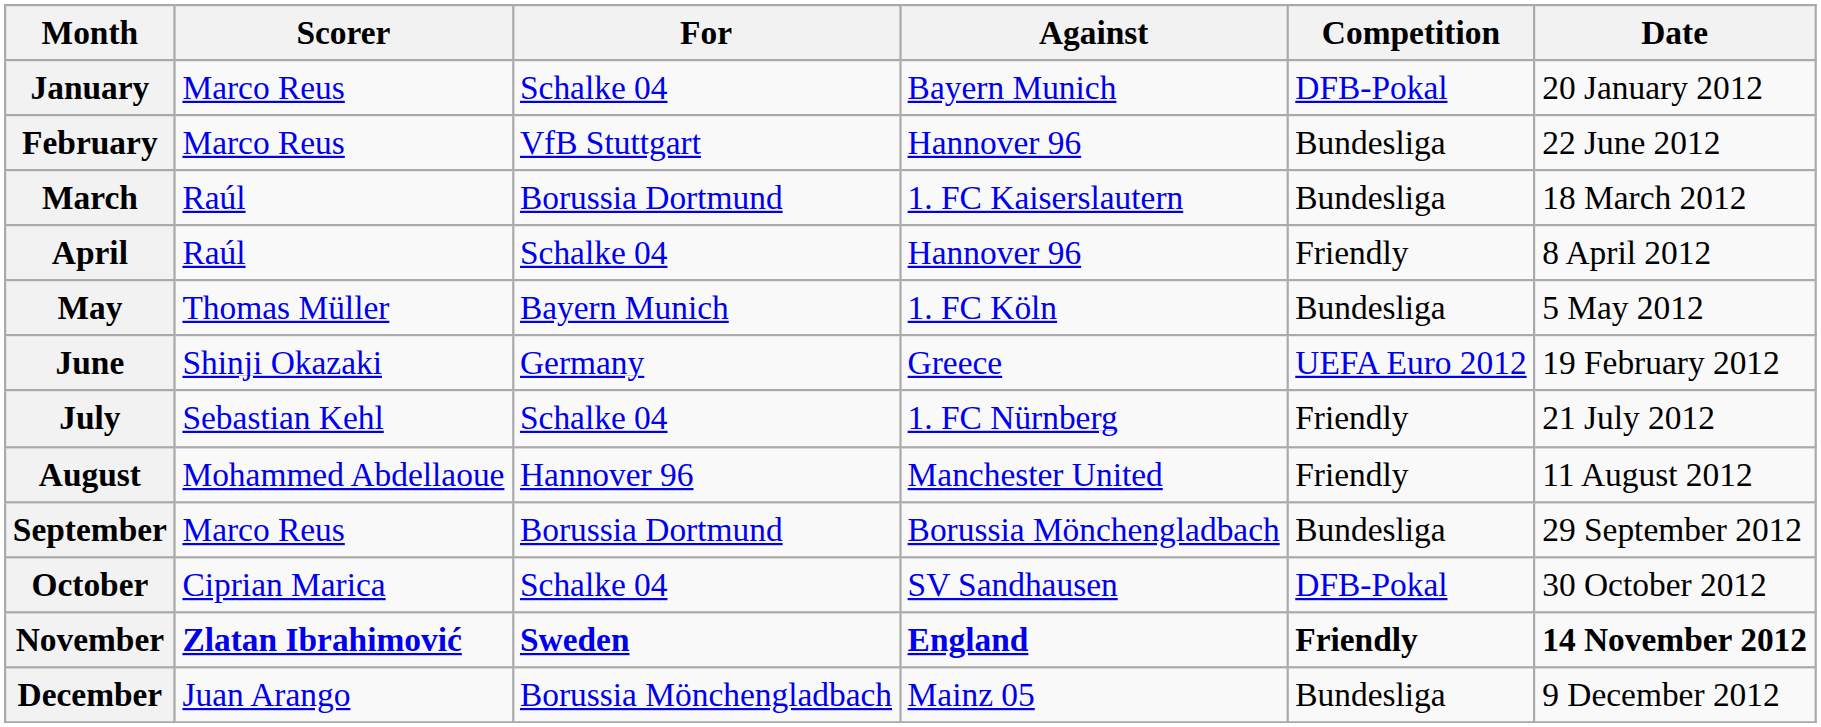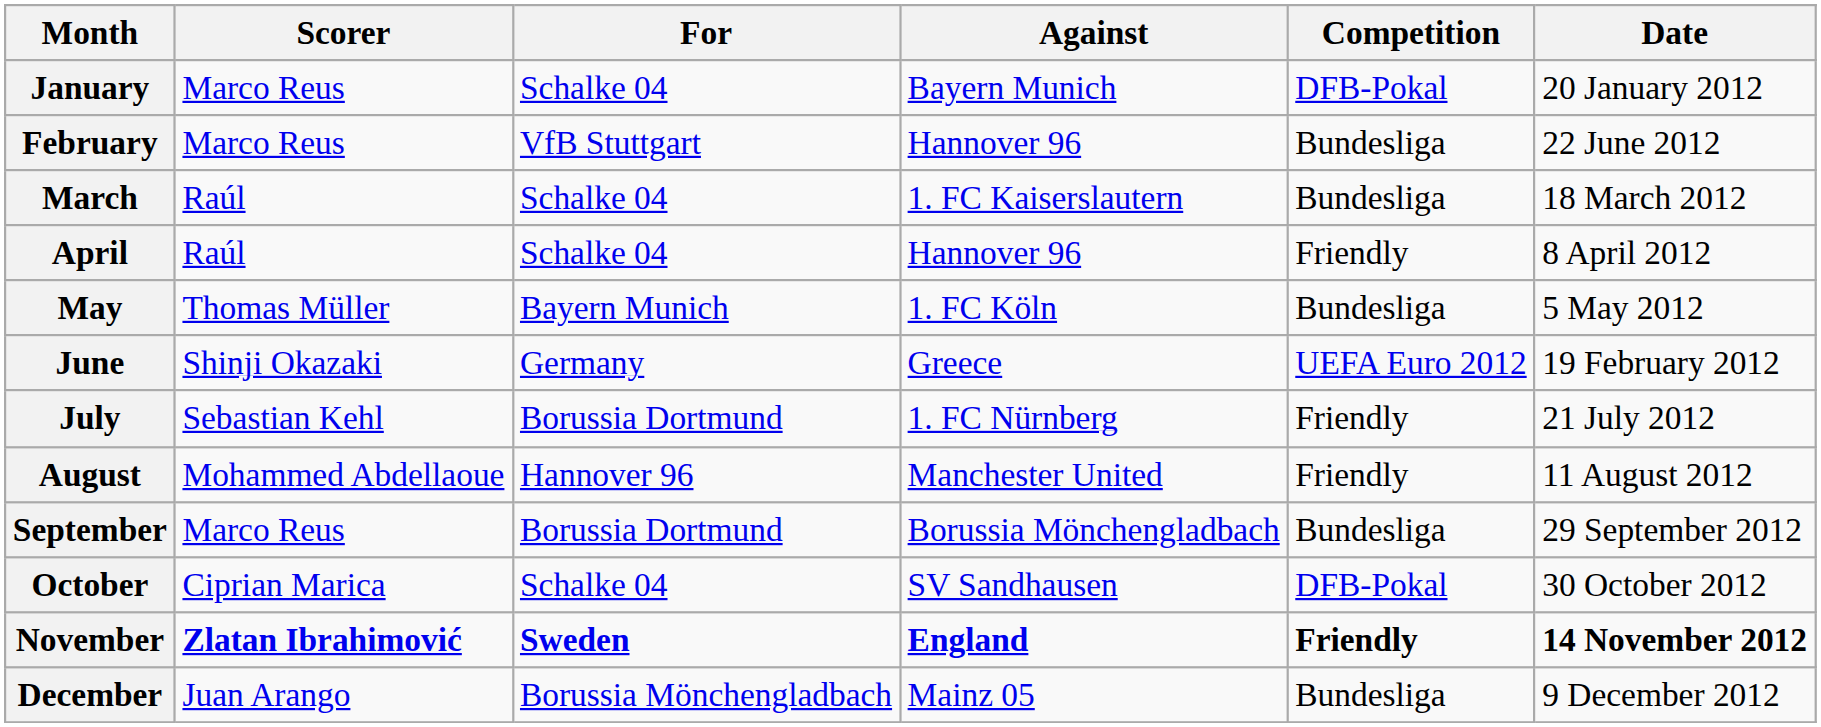(651, 197) Borussia Dortmund -> (594, 197) Schalke 04
(594, 418) Schalke 04 -> (651, 418) Borussia Dortmund
